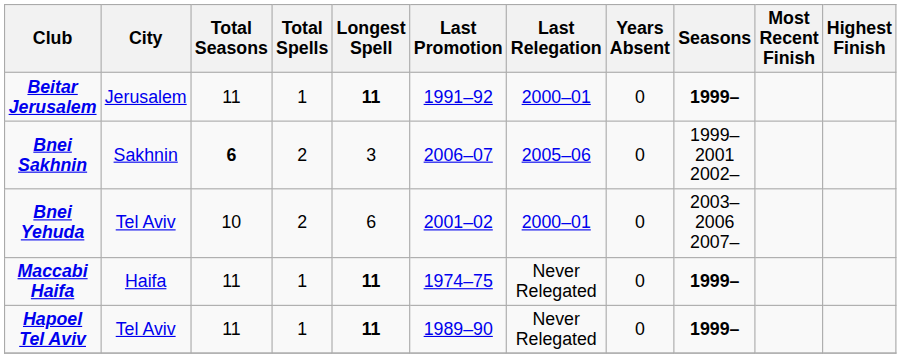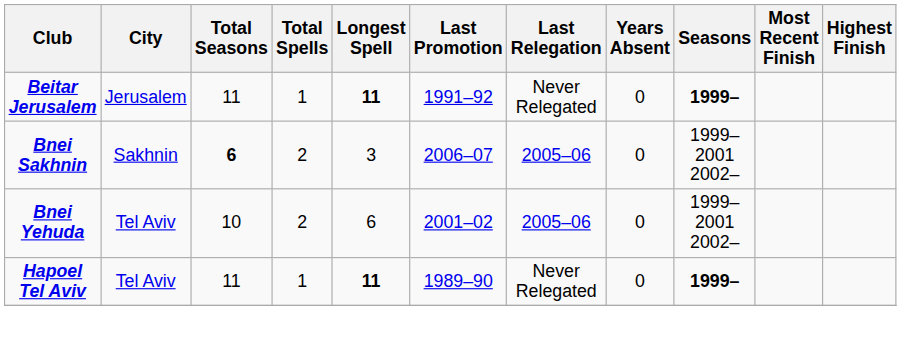(556, 96) 2000–01 -> (556, 96) Never Relegated
(556, 222) 2000–01 -> (556, 222) 2005–06
(715, 222) 2003–2006 2007– -> (715, 222) 1999–2001 2002–
- row: (53, 281)
